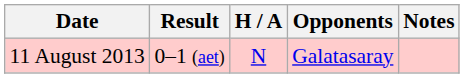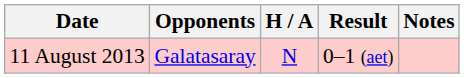columns swapped: (343, 21) <-> (190, 21)
